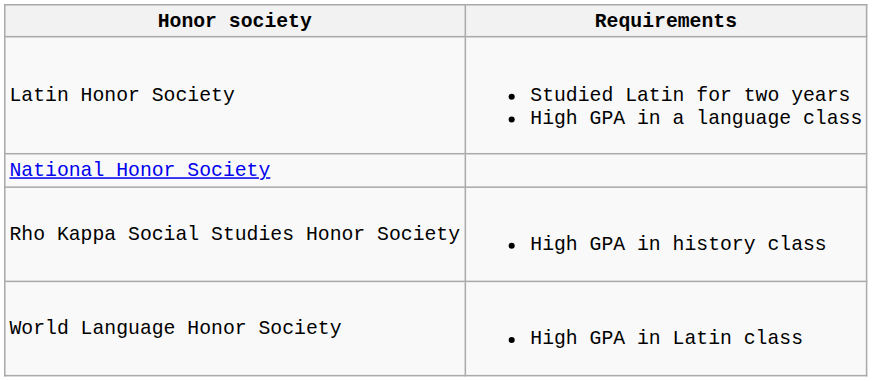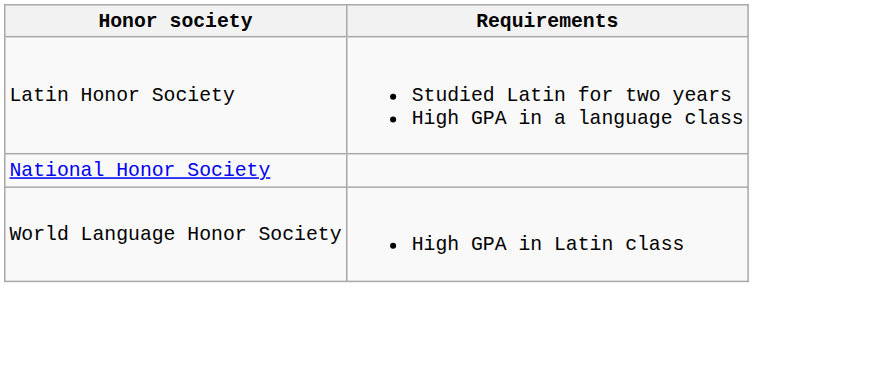- row: (235, 234)
